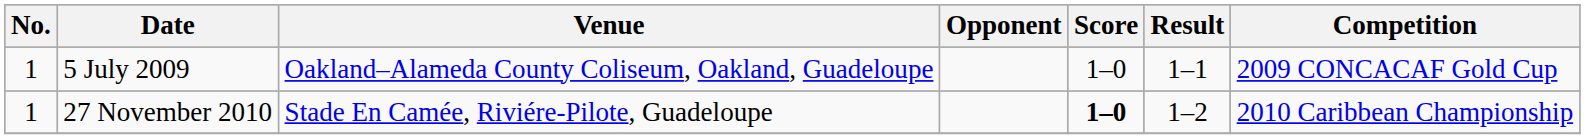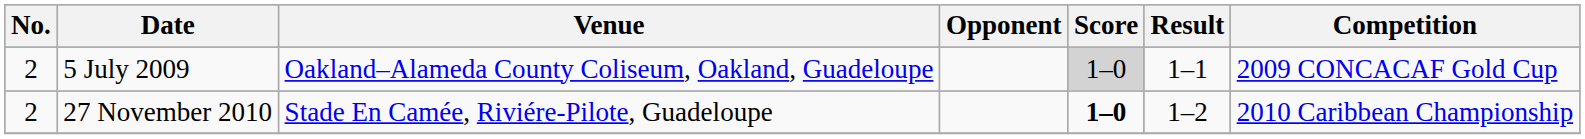(31, 68) 1 -> (31, 68) 2
(1106, 68) no background -> (1106, 68) lightgrey background
(31, 111) 1 -> (31, 111) 2
